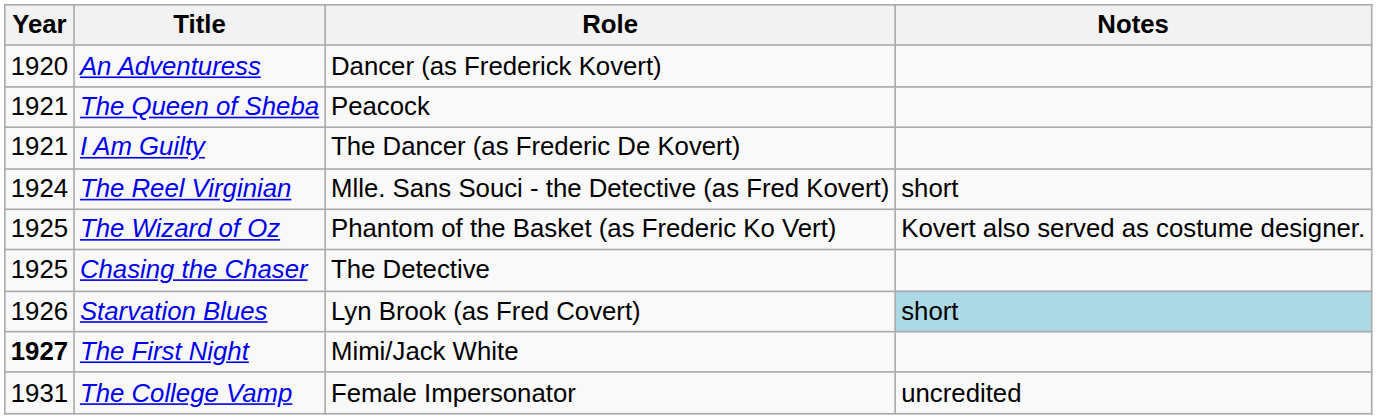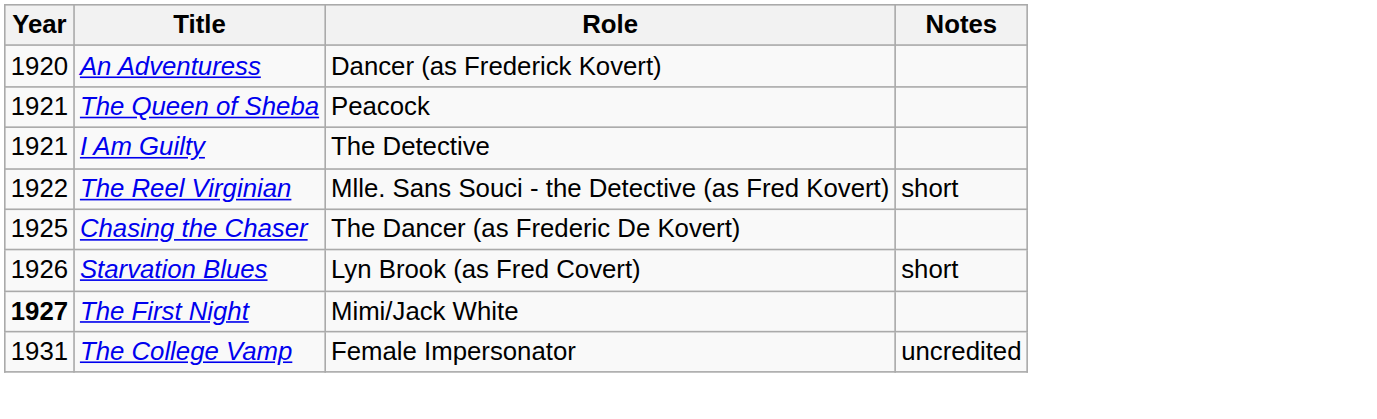(536, 147) The Dancer (as Frederic De Kovert) -> (410, 147) The Detective
(39, 188) 1924 -> (39, 188) 1922
- row: (180, 229)
(410, 270) The Detective -> (536, 229) The Dancer (as Frederic De Kovert)
(930, 310) lightblue background -> (930, 270) no background
